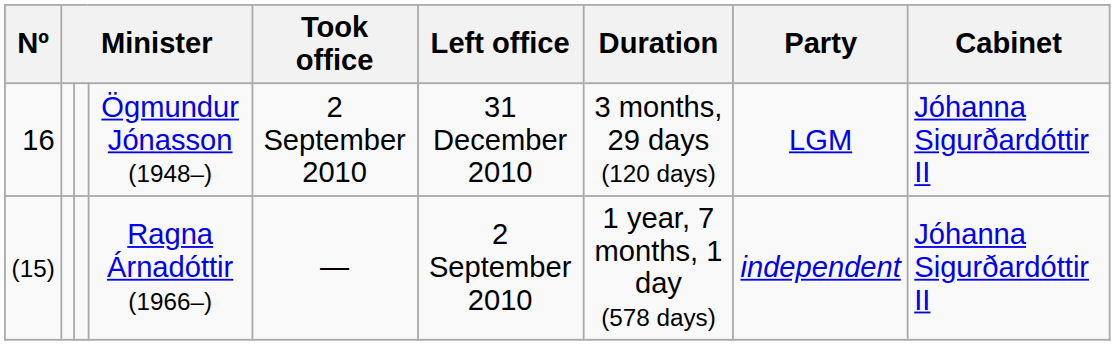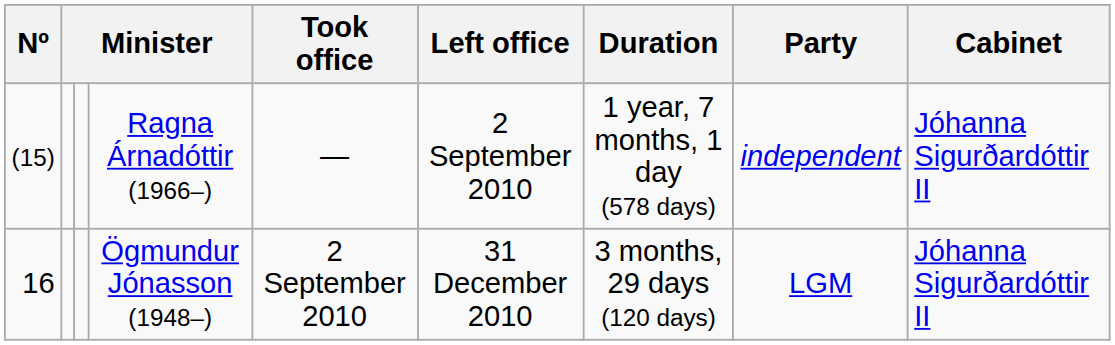rows swapped: (170, 267) <-> (170, 139)
